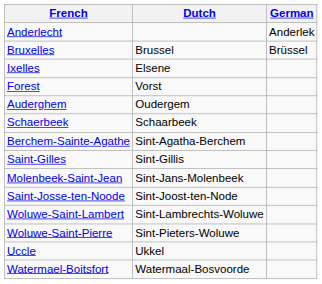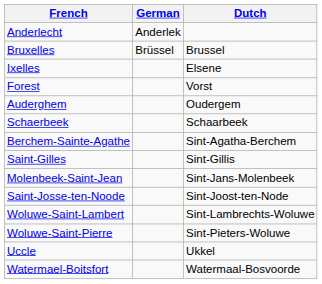columns swapped: (200, 13) <-> (292, 13)
